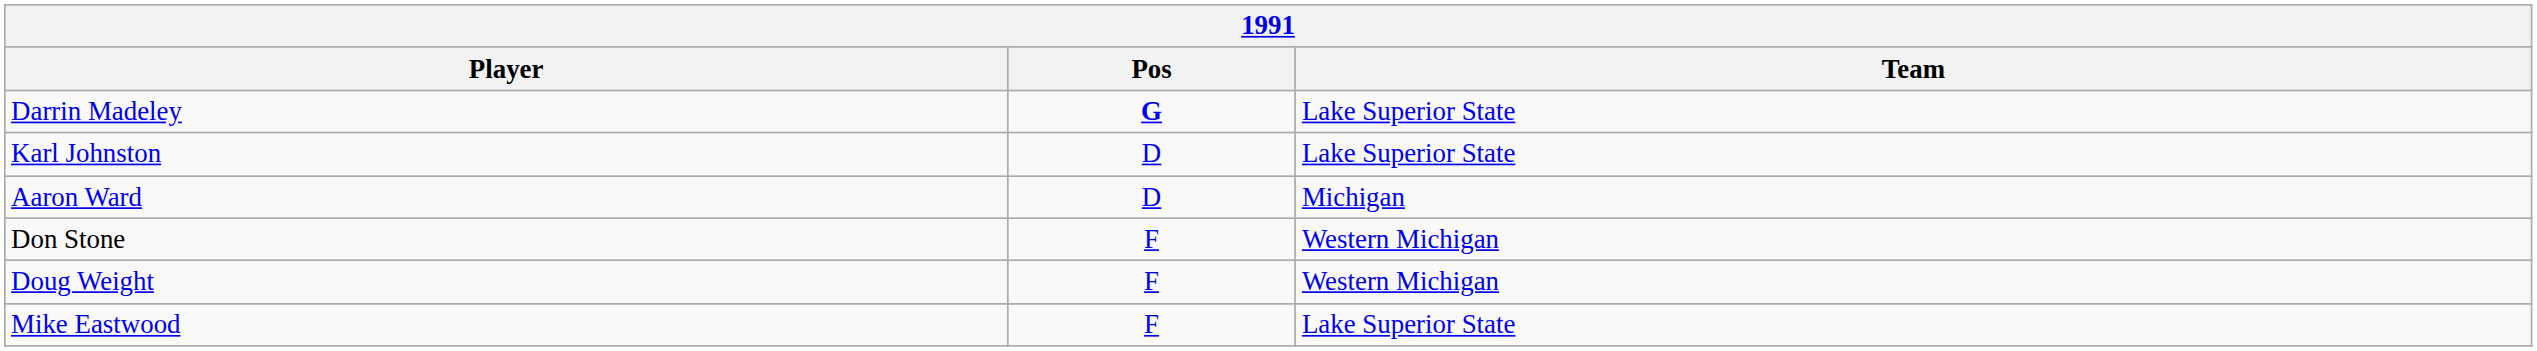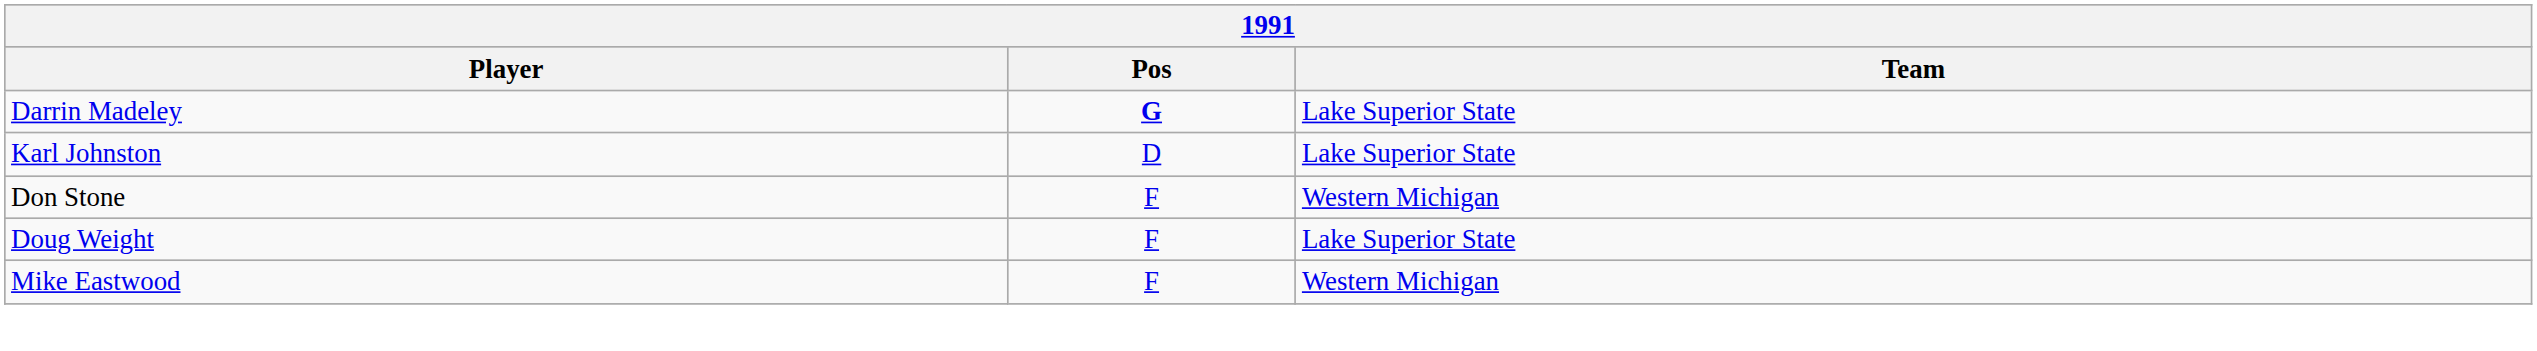- row: (77, 196)
(1400, 281) Western Michigan -> (1409, 238) Lake Superior State
(1409, 324) Lake Superior State -> (1400, 281) Western Michigan
